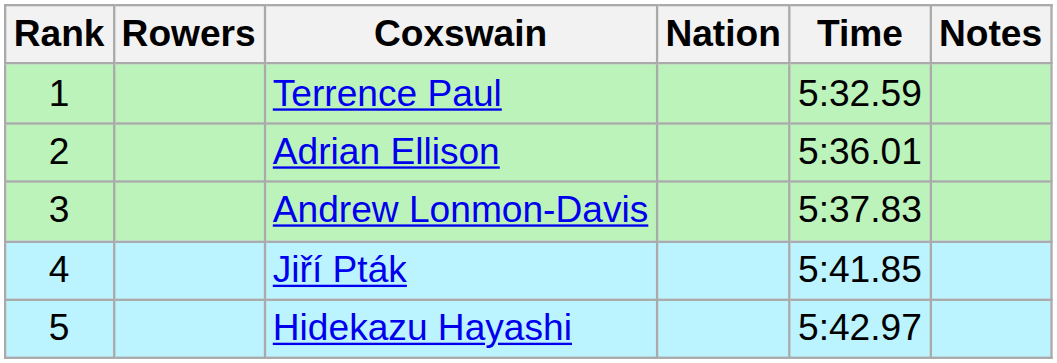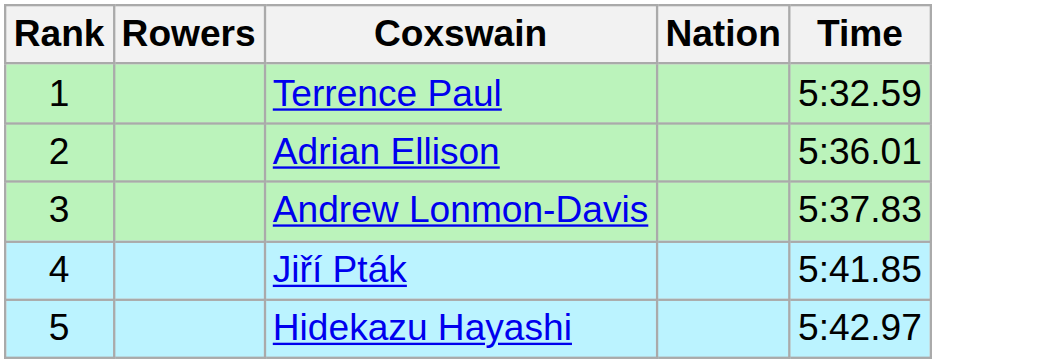- column: (991, 33)
